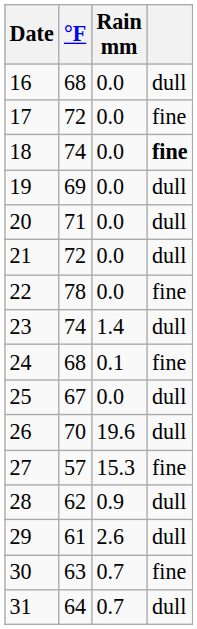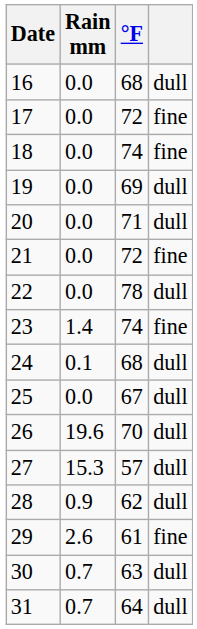columns swapped: (119, 34) <-> (75, 34)
(170, 151) bold -> (170, 151) normal
(169, 256) dull -> (170, 256) fine
(169, 291) fine -> (170, 291) dull
(169, 326) dull -> (170, 326) fine
(169, 362) fine -> (170, 362) dull
(169, 467) fine -> (170, 467) dull
(169, 537) dull -> (170, 537) fine
(169, 572) fine -> (170, 572) dull
